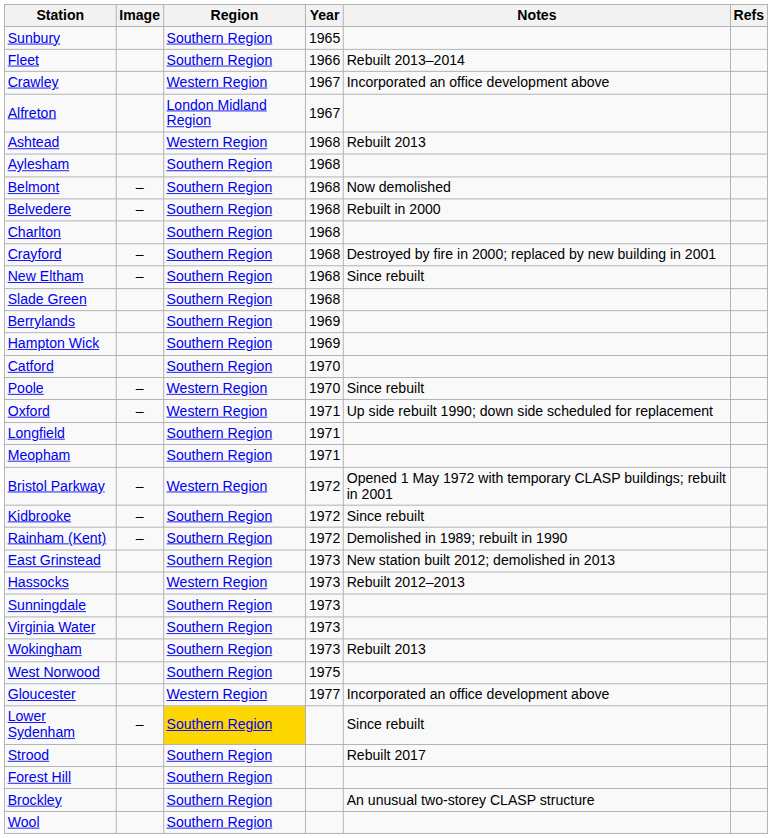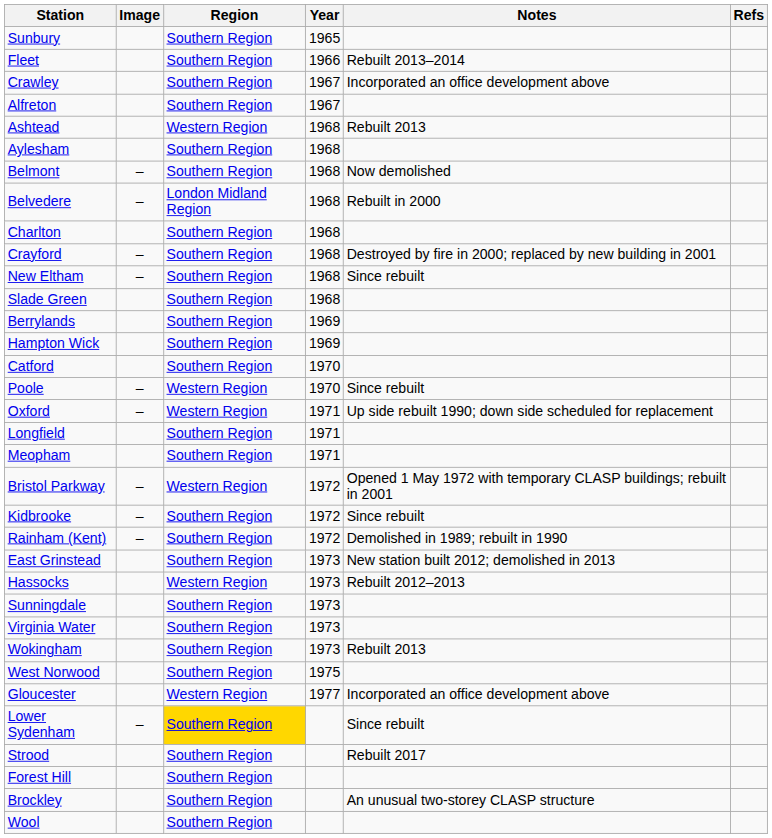(217, 82) Western Region -> (219, 82) Southern Region
(217, 112) London Midland Region -> (219, 104) Southern Region
(219, 210) Southern Region -> (217, 202) London Midland Region
